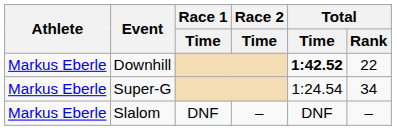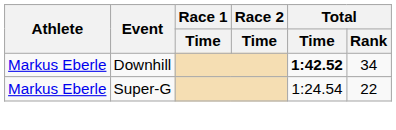(369, 65) 22 -> (369, 65) 34
(369, 89) 34 -> (369, 89) 22
- row: (137, 113)
